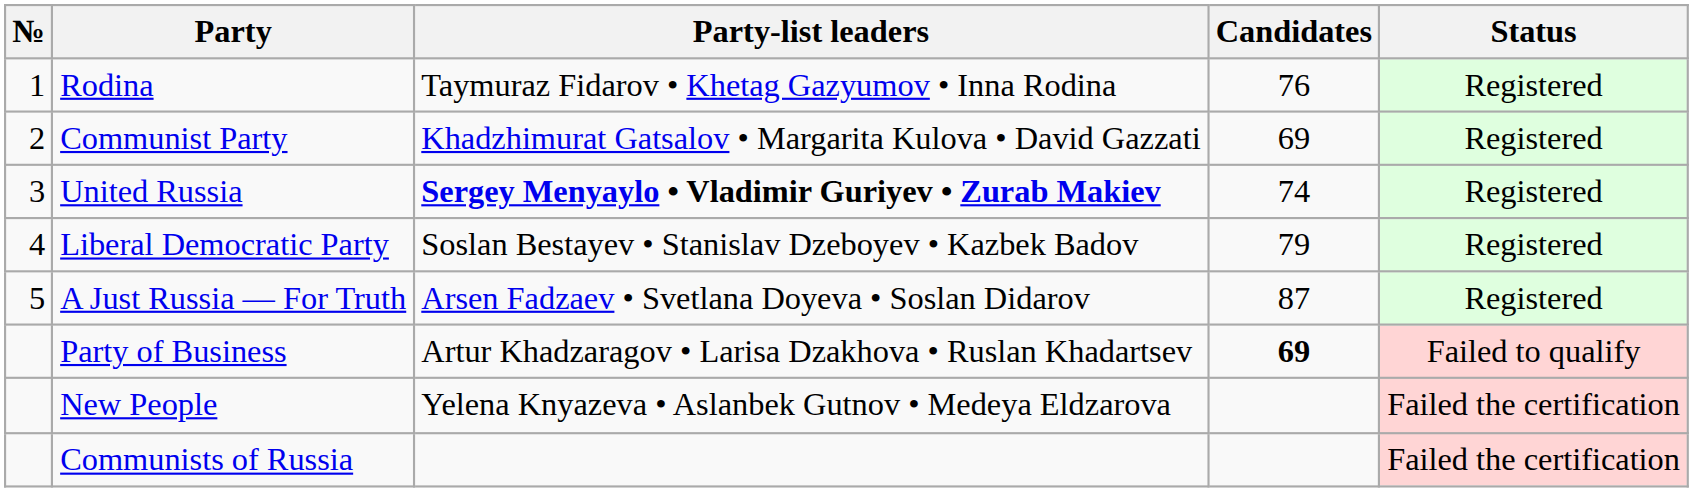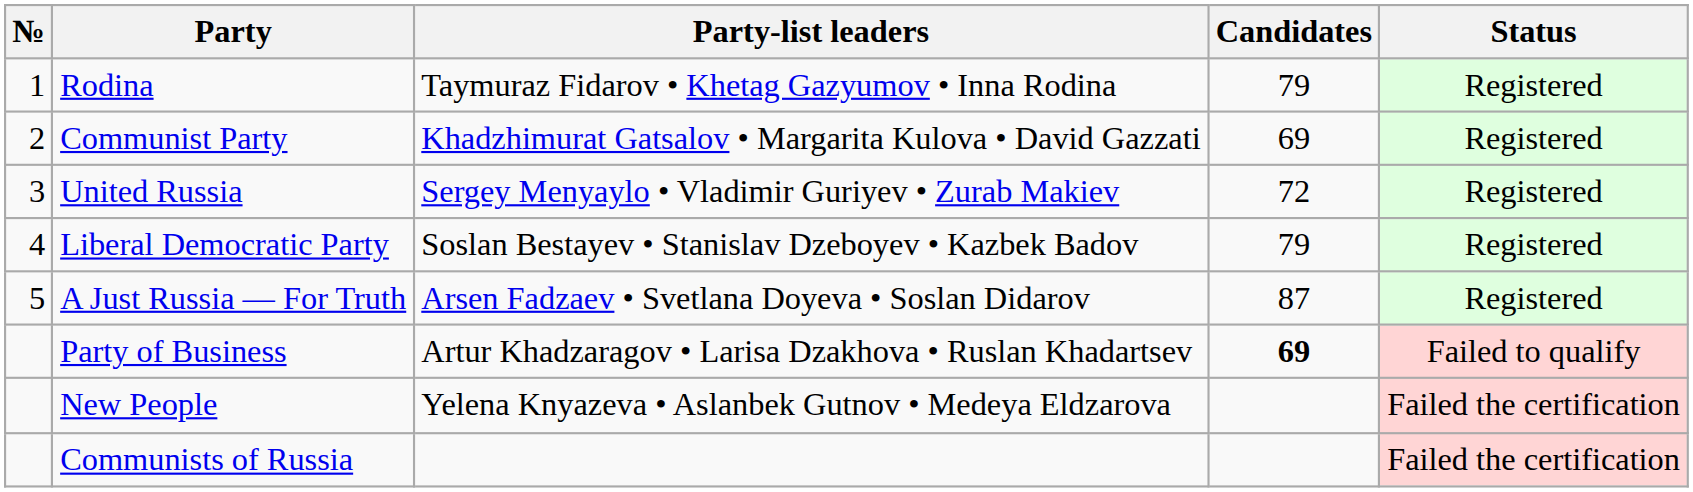(1294, 84) 76 -> (1294, 84) 79
(791, 191) bold -> (770, 191) normal
(1294, 191) 74 -> (1294, 191) 72
